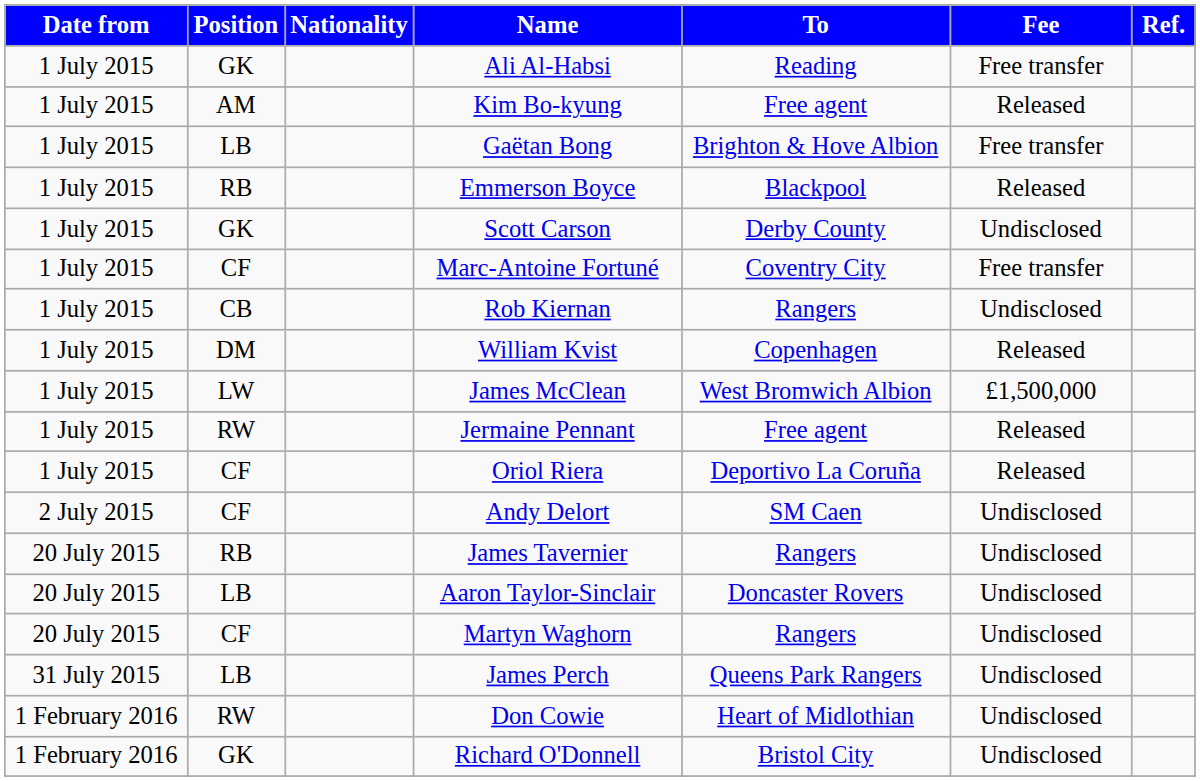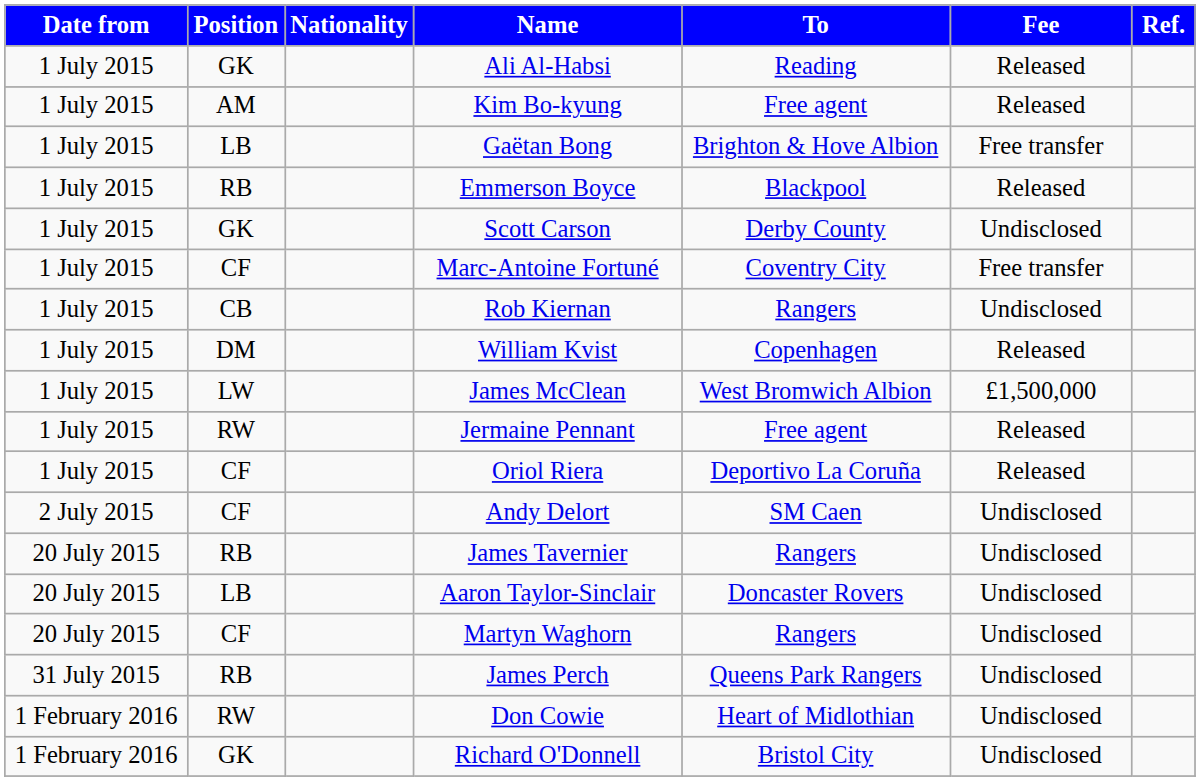(1041, 65) Free transfer -> (1041, 65) Released
(236, 674) LB -> (236, 674) RB
